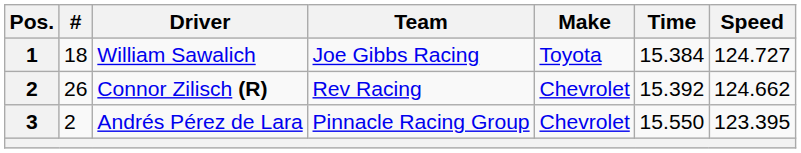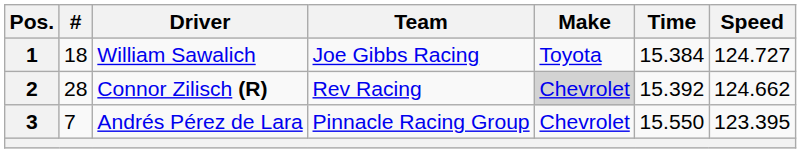(76, 88) 26 -> (76, 88) 28
(585, 88) no background -> (585, 88) lightgrey background
(70, 122) 2 -> (70, 122) 7
